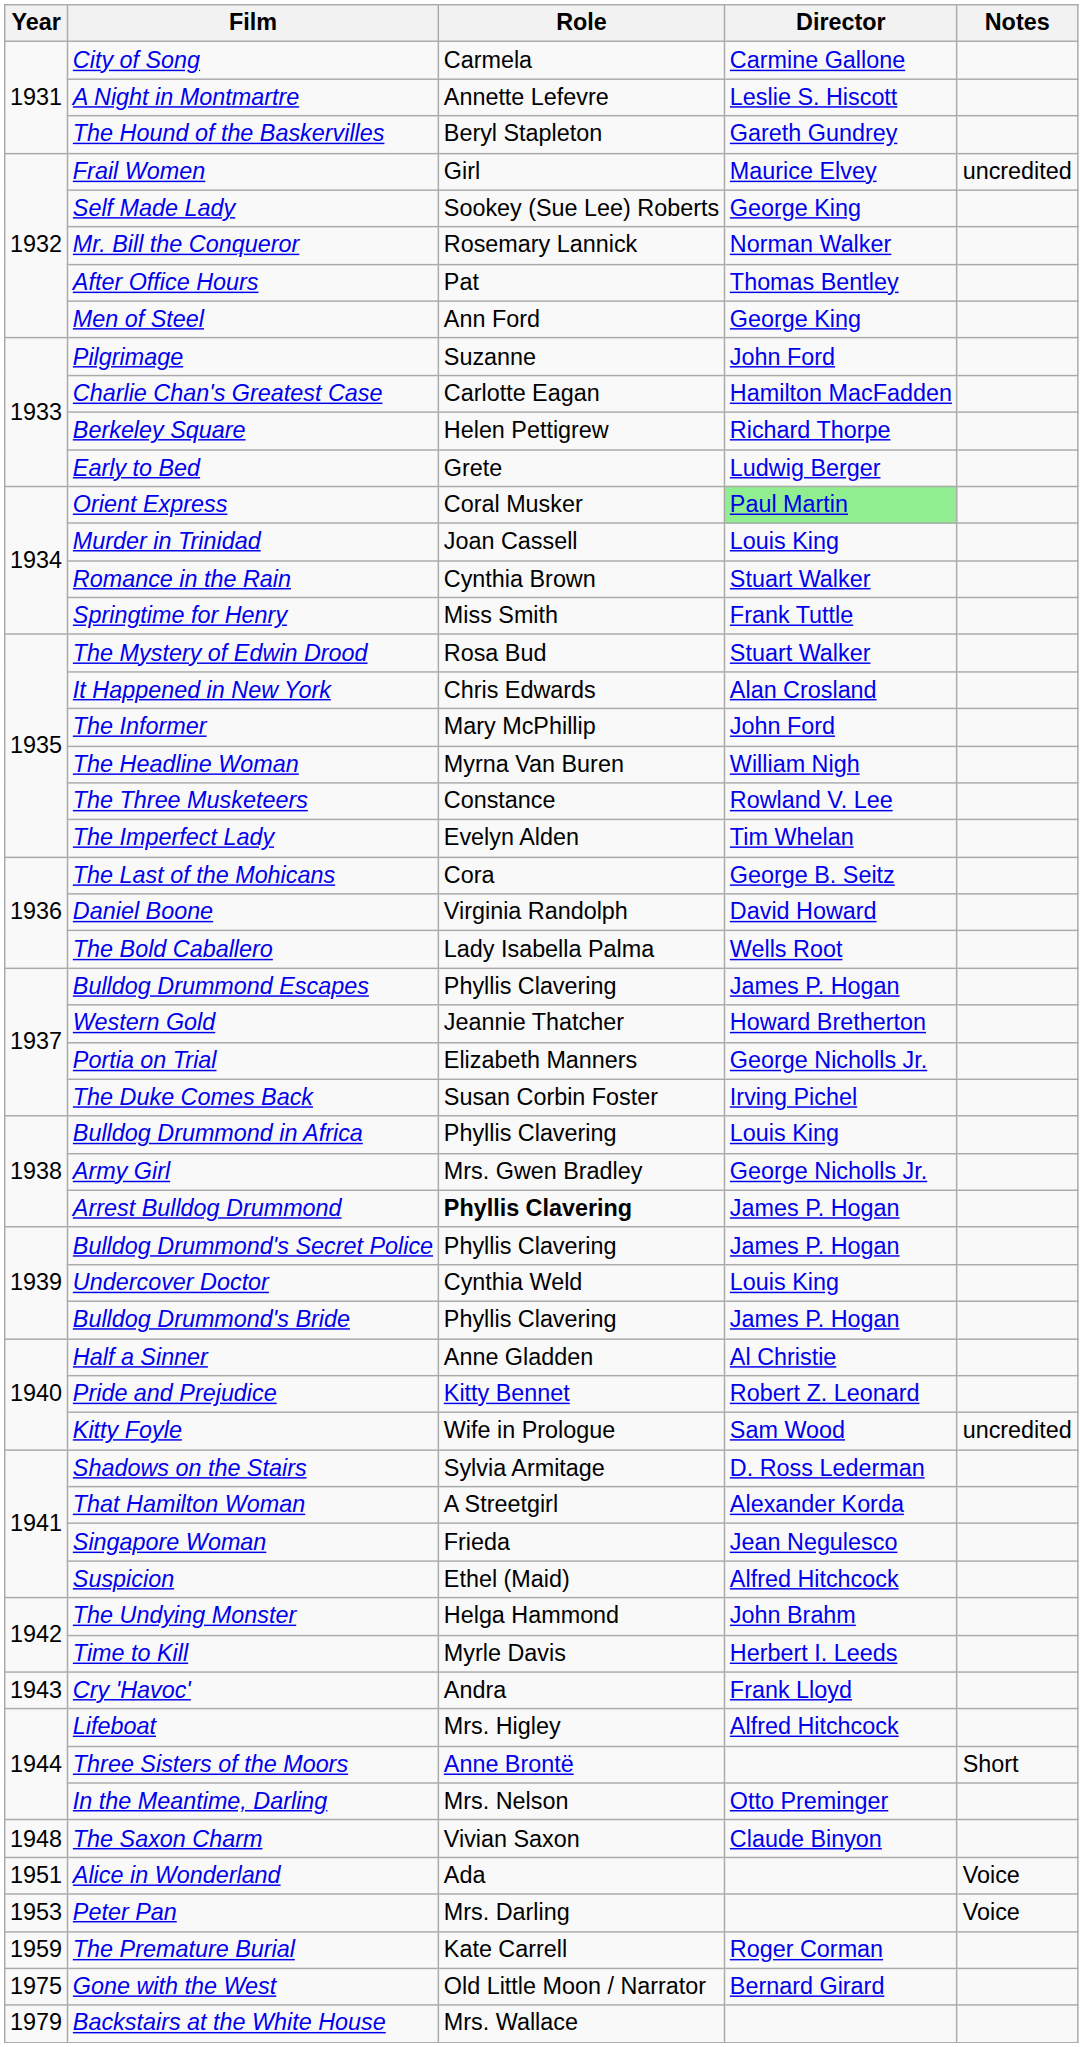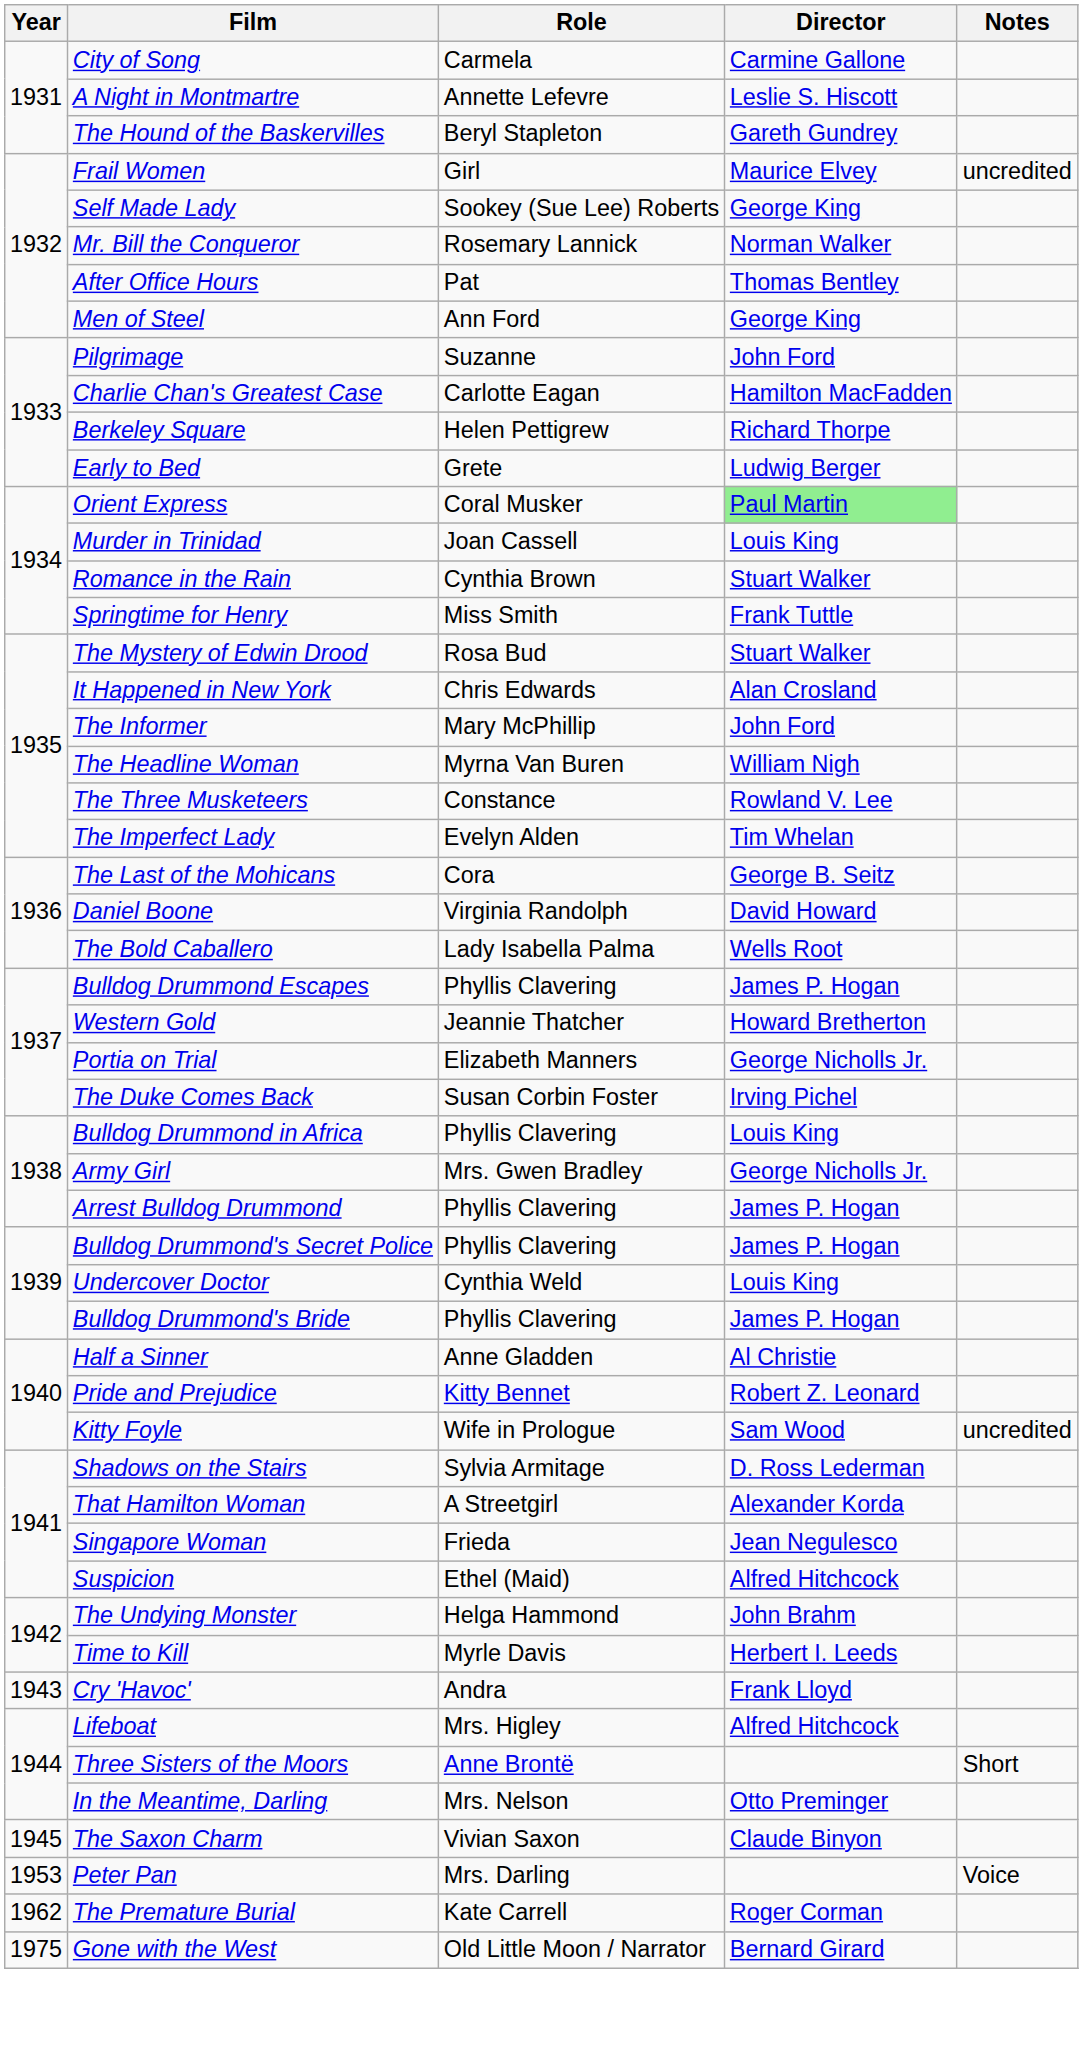(538, 1208) bold -> (530, 1208) normal
(36, 1838) 1948 -> (36, 1838) 1945
- row: (177, 1875)
(36, 1949) 1959 -> (36, 1912) 1962
- row: (229, 2023)
